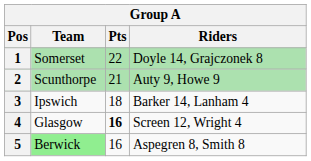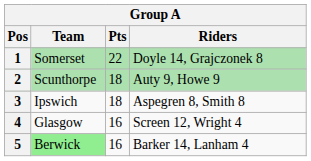(115, 79) 21 -> (115, 79) 18
(191, 101) Barker 14, Lanham 4 -> (189, 101) Aspegren 8, Smith 8
(115, 123) bold -> (115, 123) normal
(189, 144) Aspegren 8, Smith 8 -> (191, 144) Barker 14, Lanham 4
